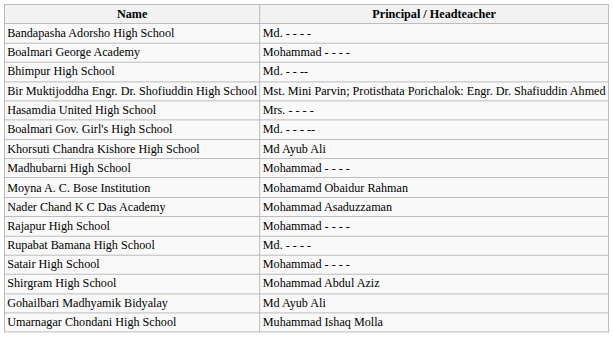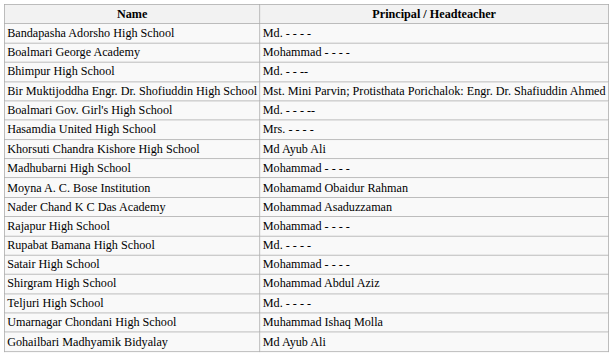rows swapped: (90, 129) <-> (82, 110)
+ row: (55, 303)
rows swapped: (92, 322) <-> (88, 303)
